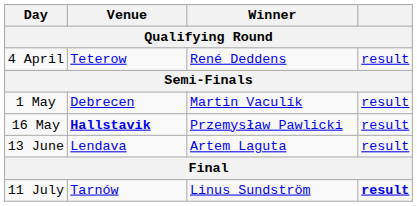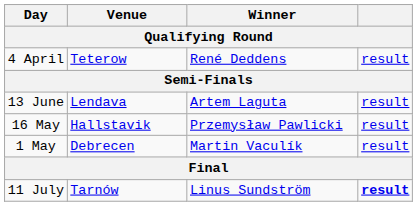rows swapped: (36, 103) <-> (36, 146)
(111, 125) bold -> (111, 125) normal
